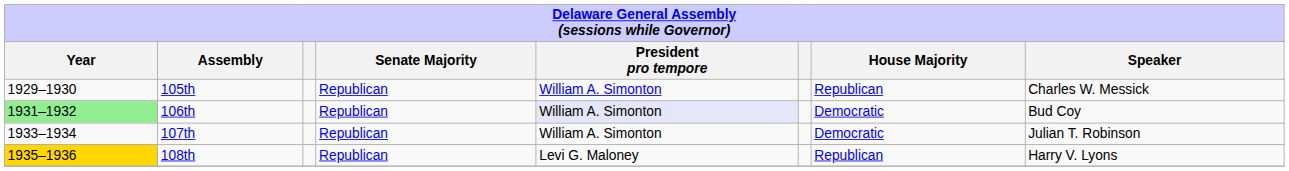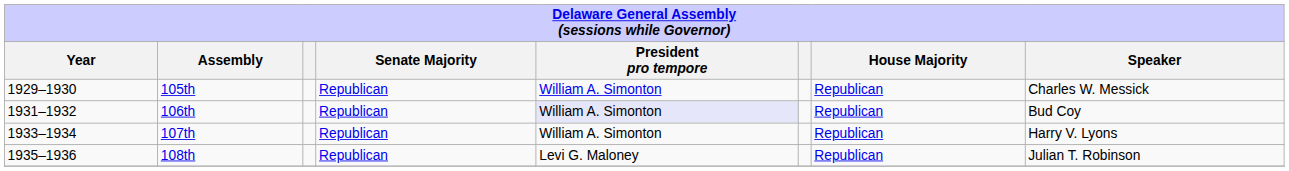(42, 111) lightgreen background -> (42, 111) no background
(849, 111) Democratic -> (849, 111) Republican
(849, 133) Democratic -> (849, 133) Republican
(1084, 133) Julian T. Robinson -> (1073, 133) Harry V. Lyons
(42, 155) gold background -> (42, 155) no background
(1073, 155) Harry V. Lyons -> (1084, 155) Julian T. Robinson
